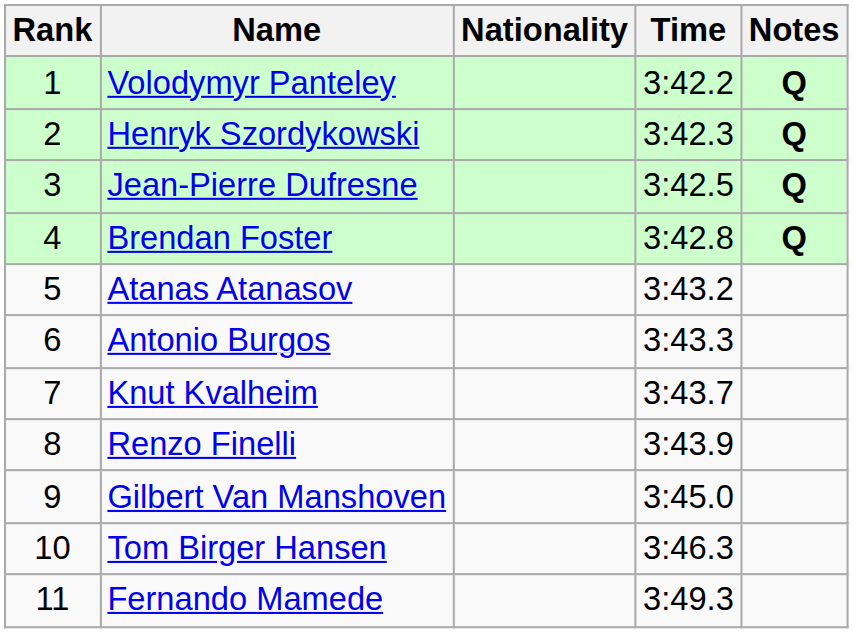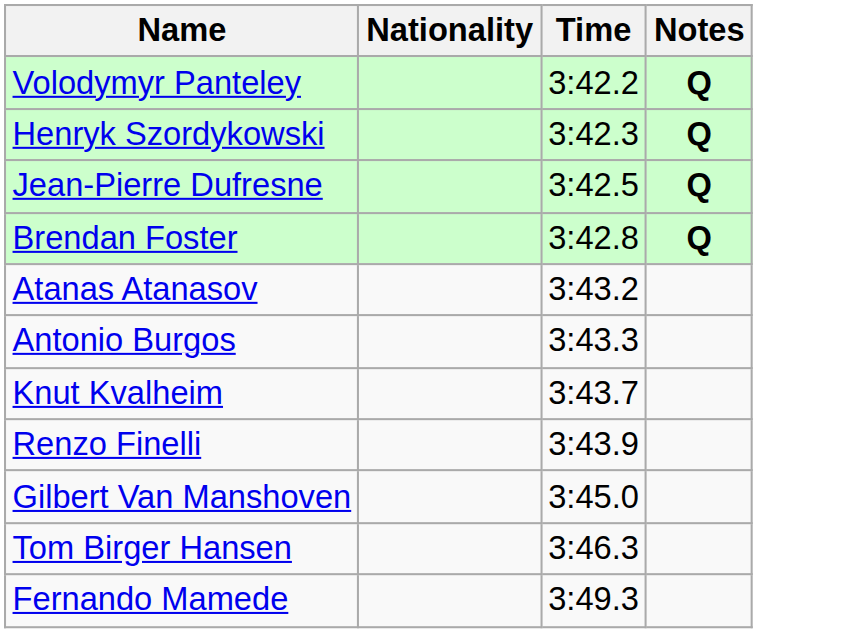- column: (52, 30)
